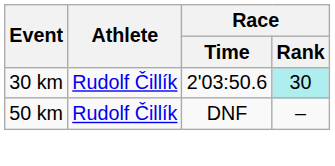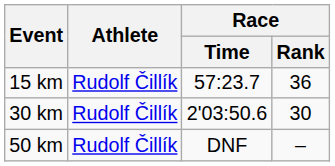+ row: (36, 83)
(301, 83) paleturquoise background -> (301, 114) no background
